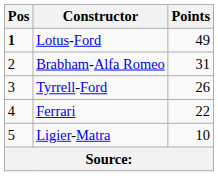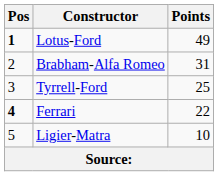(203, 88) 26 -> (203, 88) 25
(11, 111) normal -> (11, 111) bold
